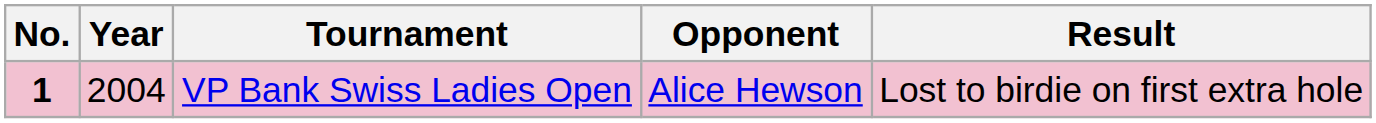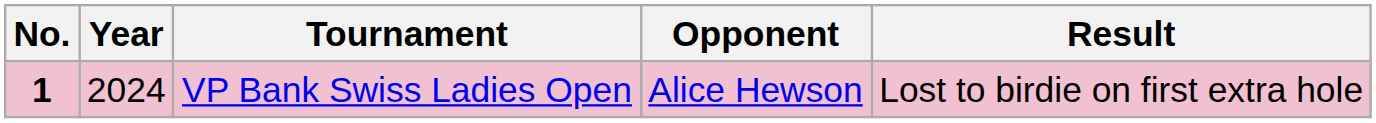(126, 89) 2004 -> (126, 89) 2024
